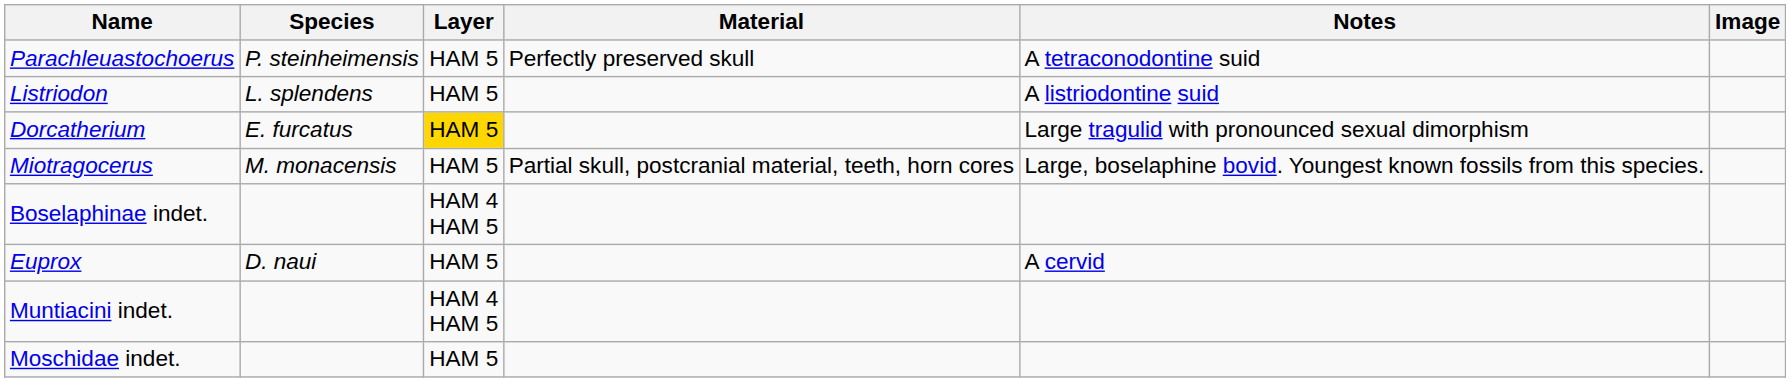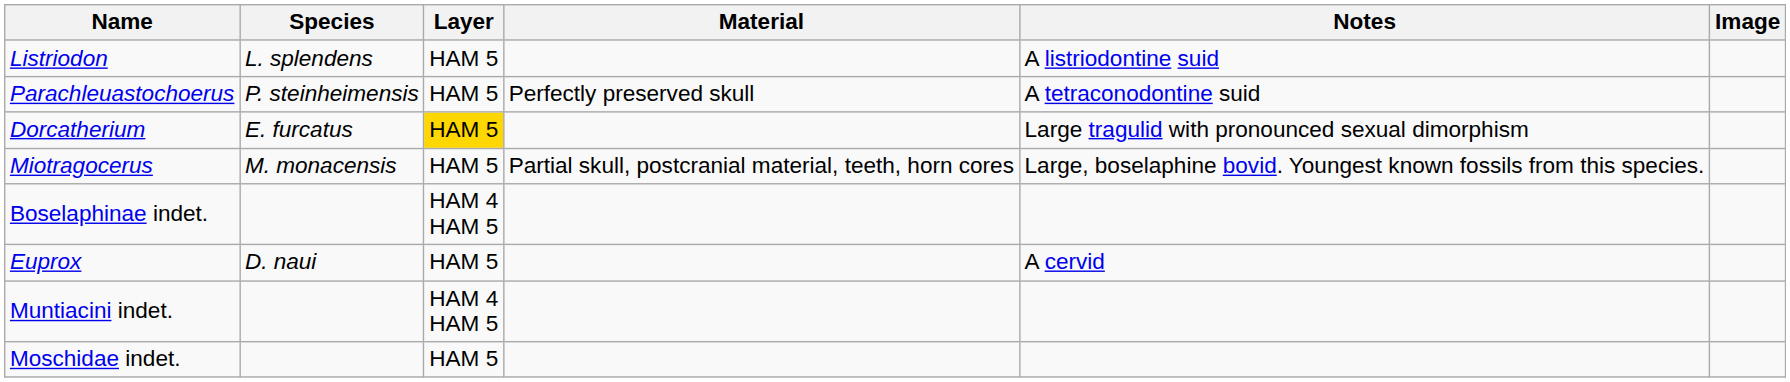rows swapped: (59, 93) <-> (122, 58)
